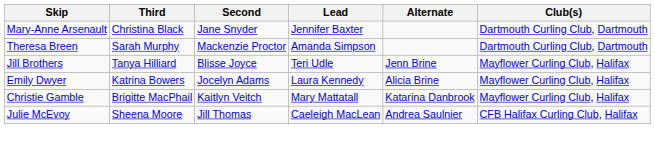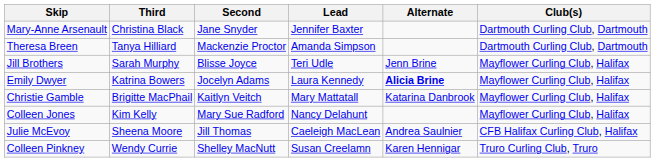(146, 47) Sarah Murphy -> (144, 47) Tanya Hilliard
(144, 64) Tanya Hilliard -> (146, 64) Sarah Murphy
(412, 81) normal -> (415, 81) bold
+ row: (41, 115)
+ row: (46, 149)
